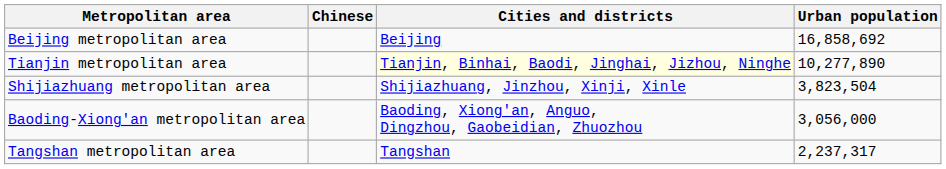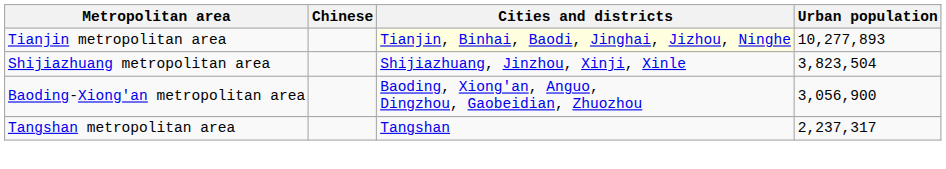- row: (117, 40)
(842, 64) 10,277,890 -> (842, 40) 10,277,893
(837, 120) 3,056,000 -> (837, 96) 3,056,900
